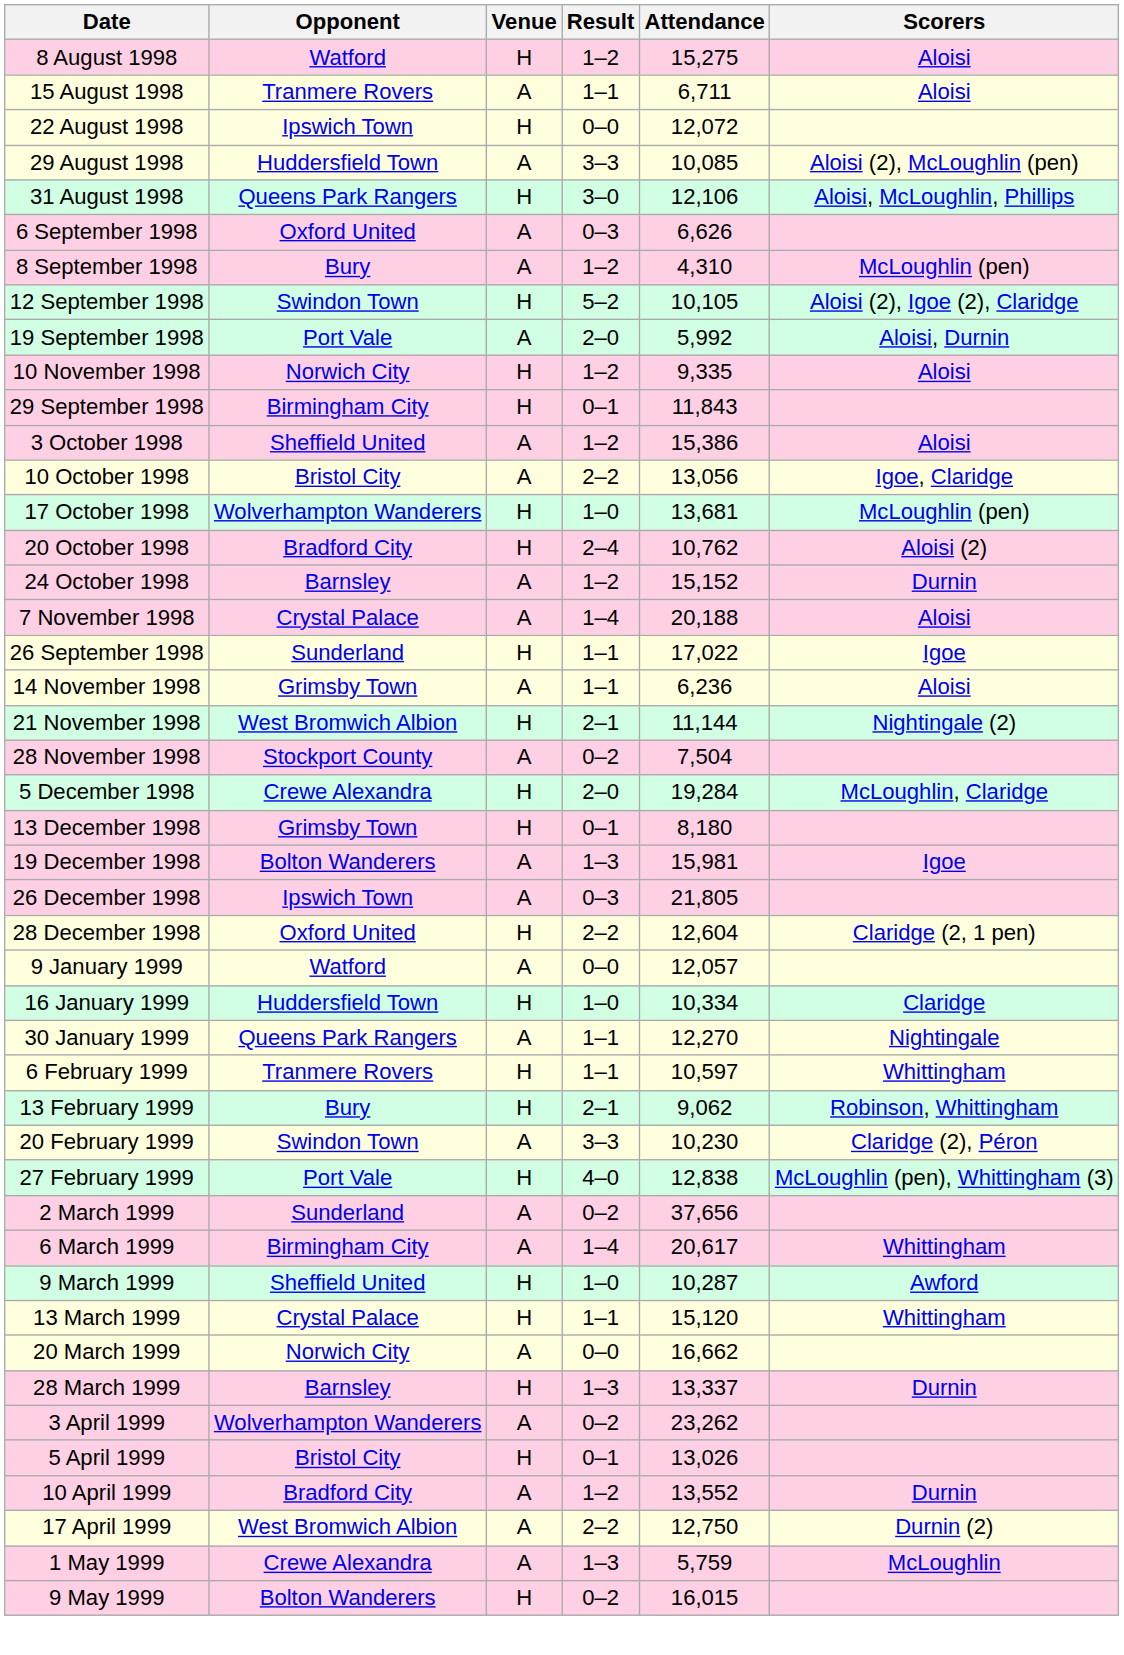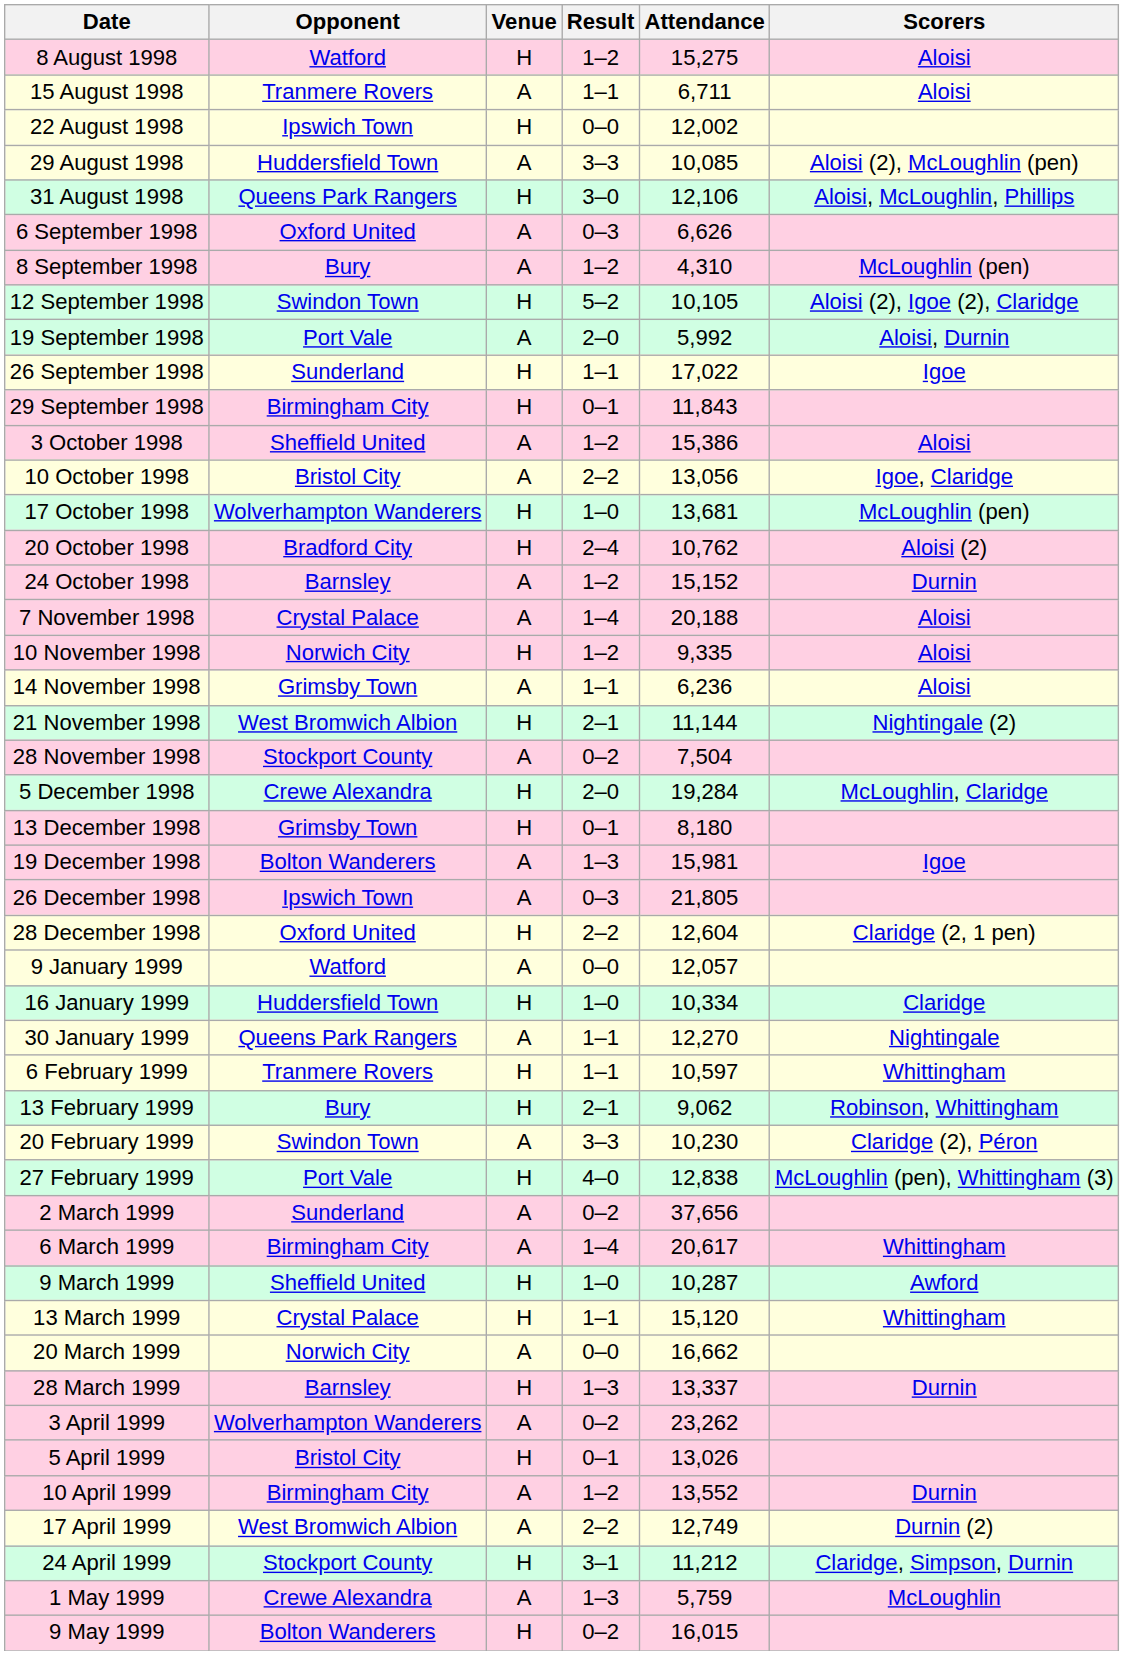(705, 127) 12,072 -> (705, 127) 12,002
rows swapped: (107, 652) <-> (107, 372)
(348, 1492) Bradford City -> (348, 1492) Birmingham City
(705, 1527) 12,750 -> (705, 1527) 12,749
+ row: (107, 1562)
